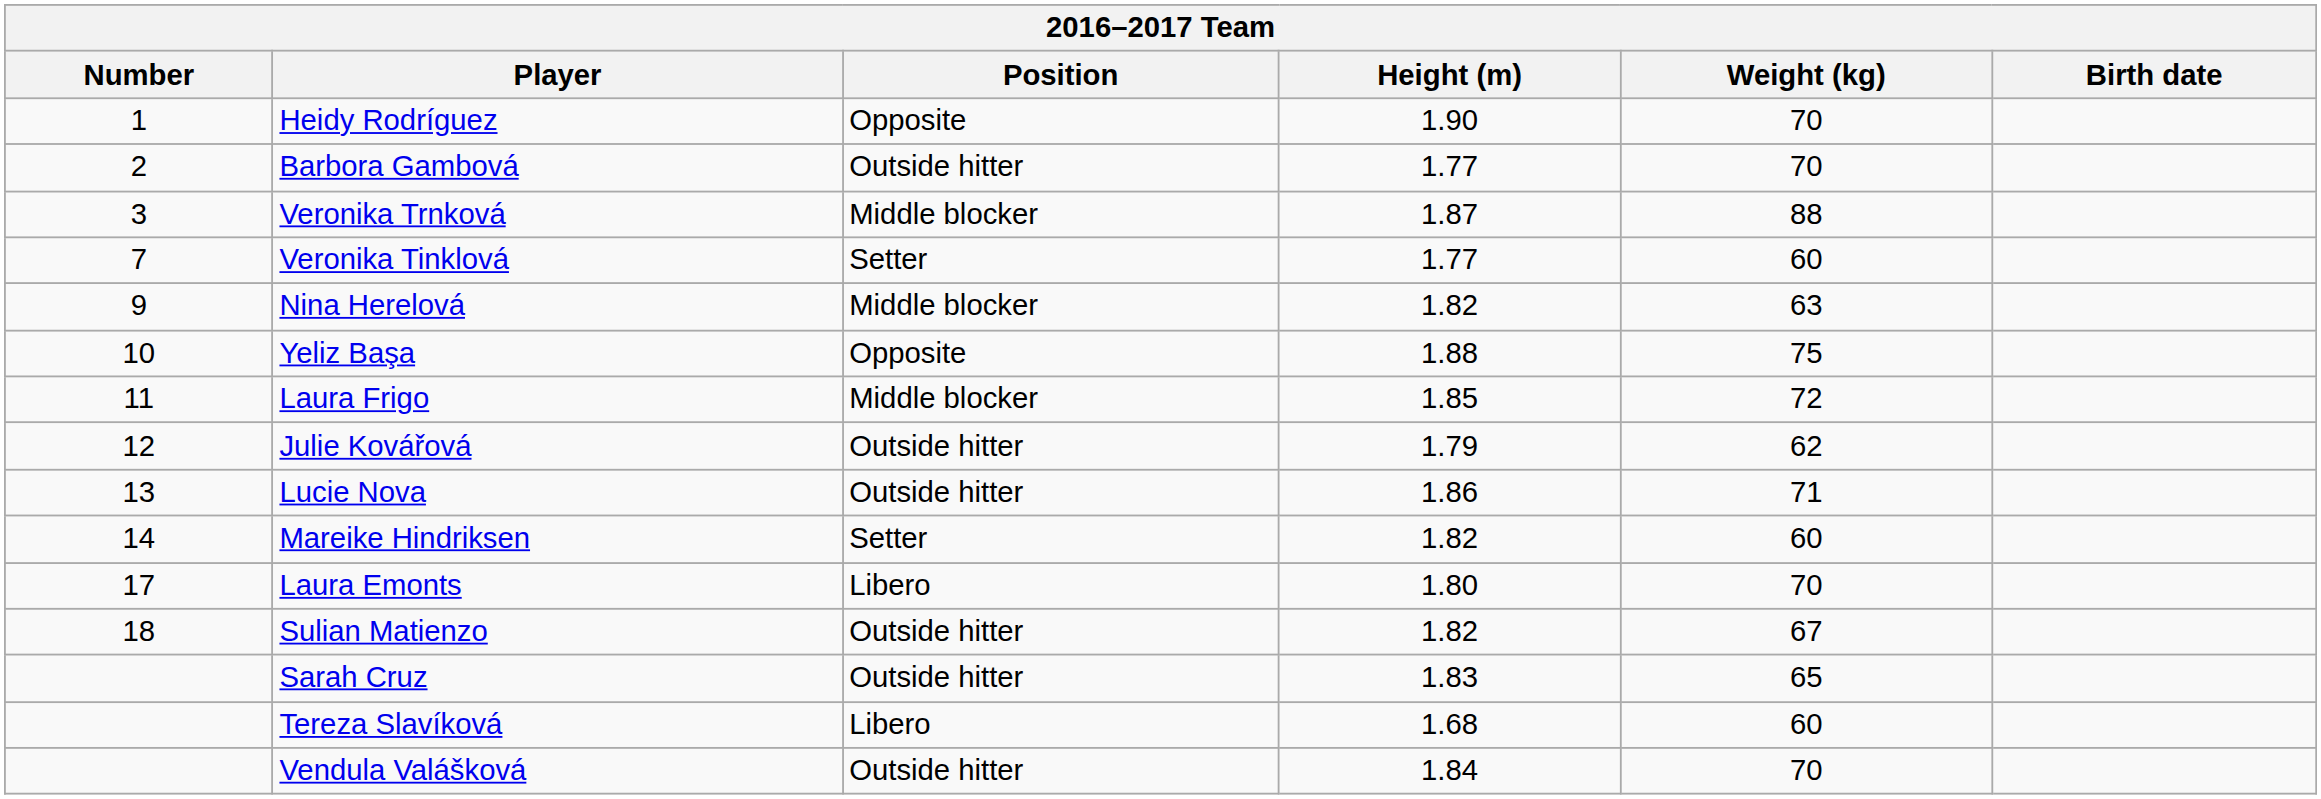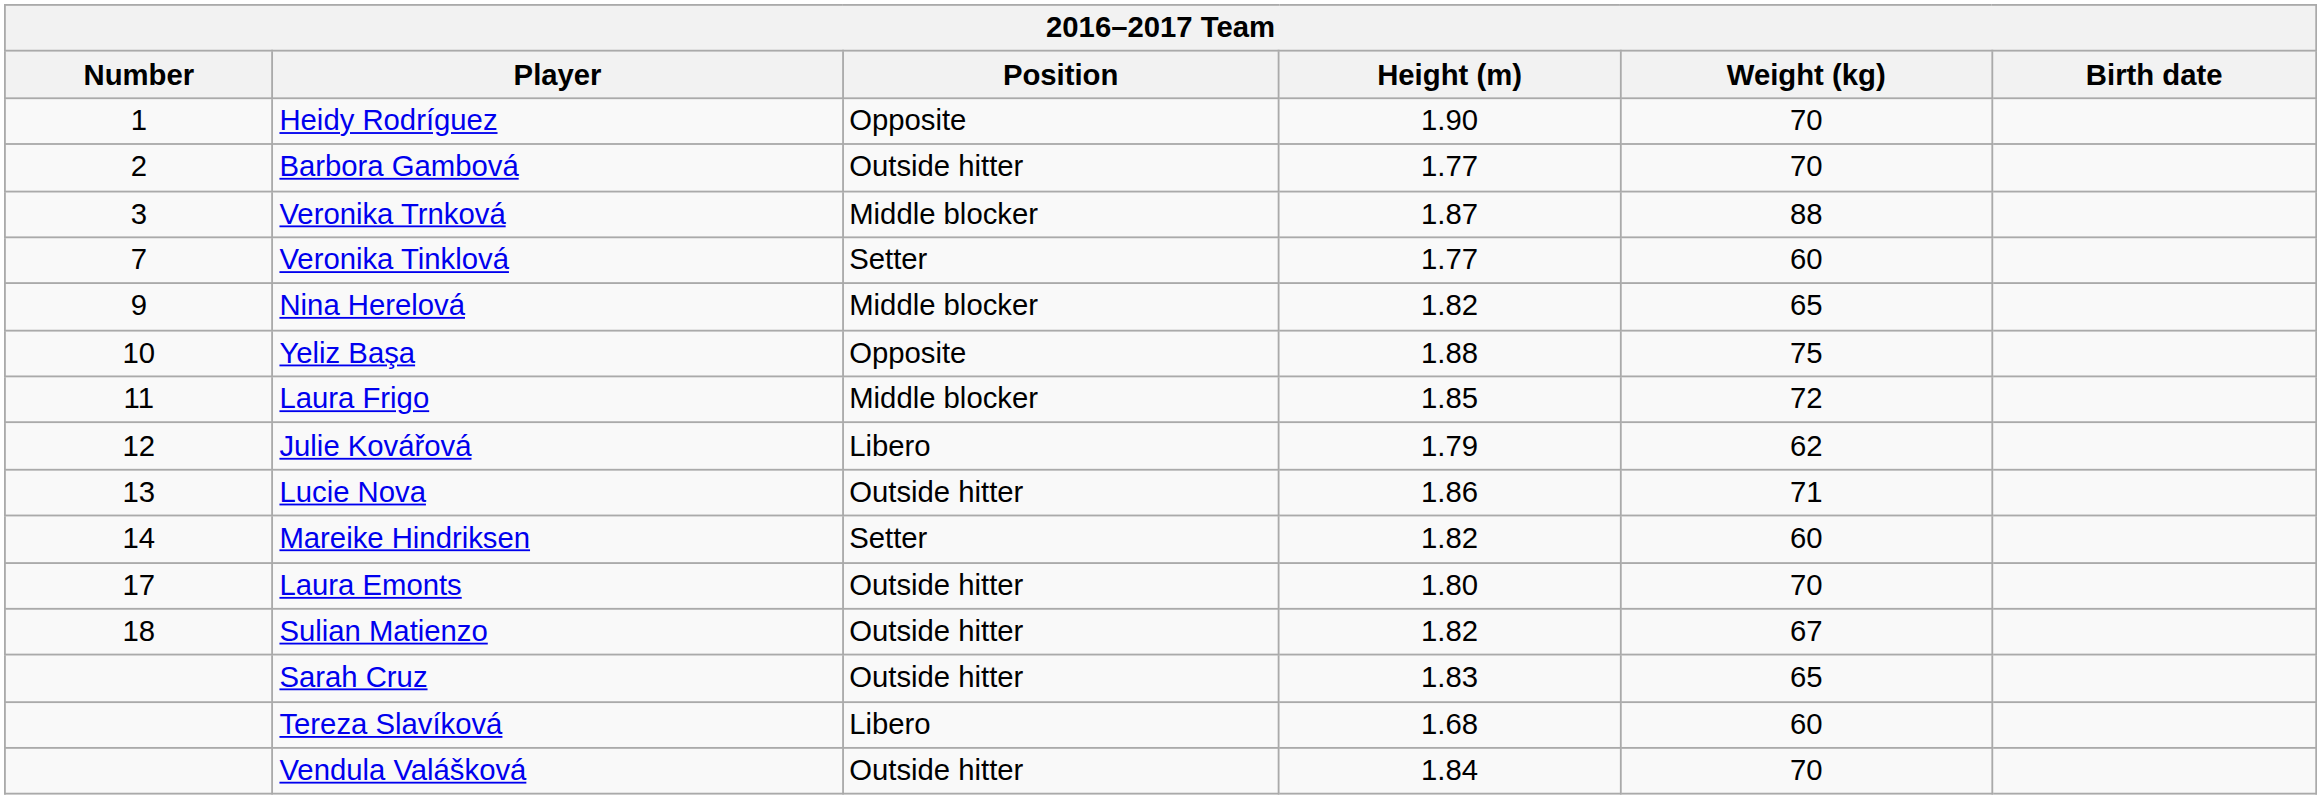(1806, 306) 63 -> (1806, 306) 65
(936, 445) Outside hitter -> (890, 445) Libero
(890, 584) Libero -> (936, 584) Outside hitter
